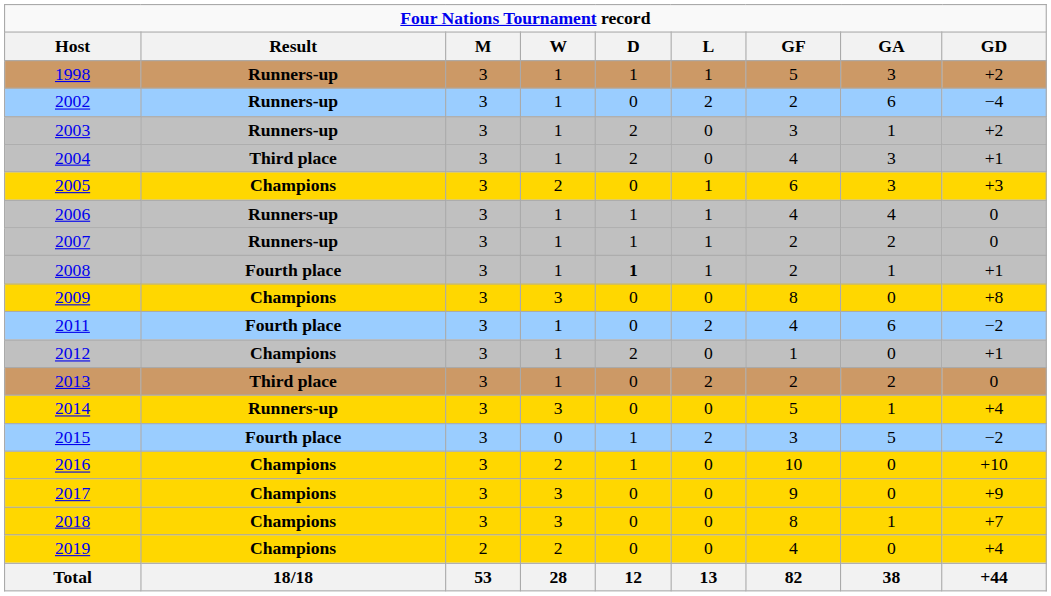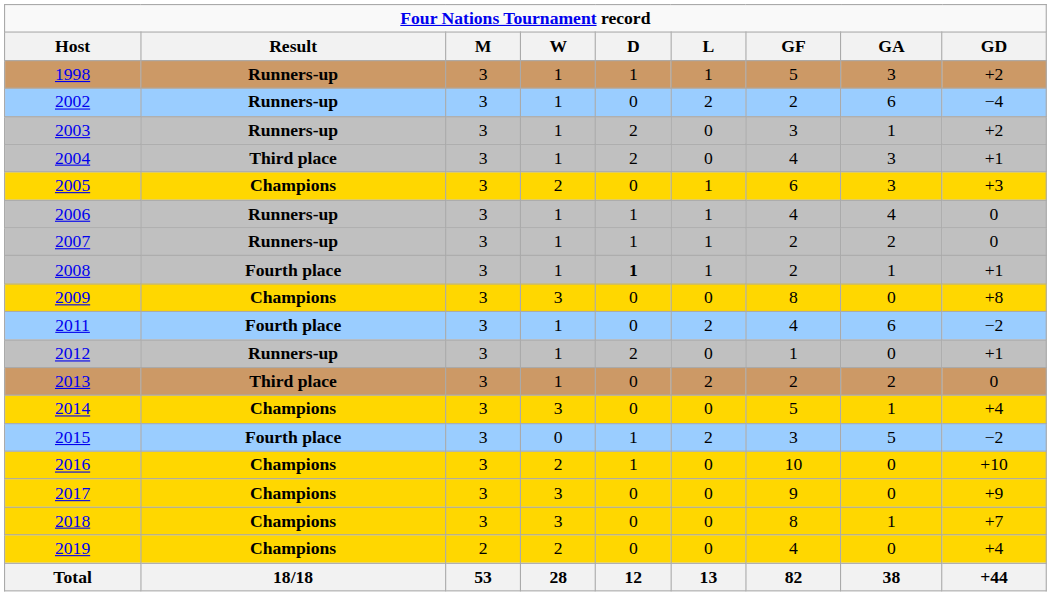(293, 353) Champions -> (293, 353) Runners-up
(293, 409) Runners-up -> (293, 409) Champions
